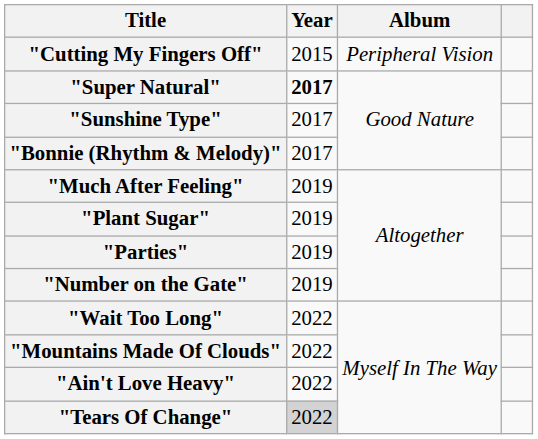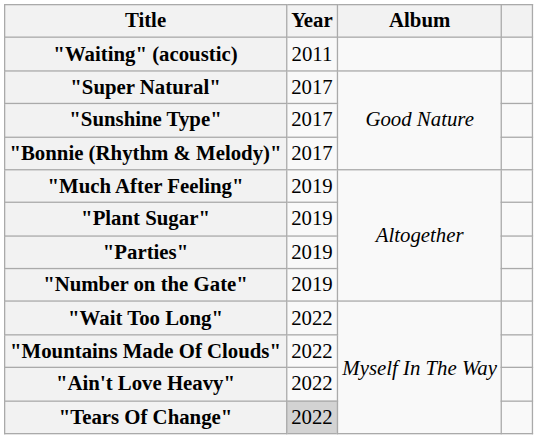+ row: (146, 53)
- row: (145, 53)
(312, 86) bold -> (312, 86) normal
